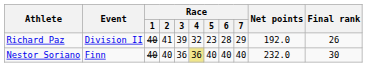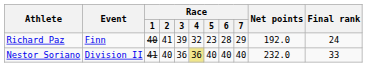(114, 40) Division II -> (95, 40) Finn
(334, 40) 26 -> (334, 40) 24
(95, 55) Finn -> (114, 55) Division II
(152, 55) 40 -> (152, 55) 41
(334, 55) 30 -> (334, 55) 33
